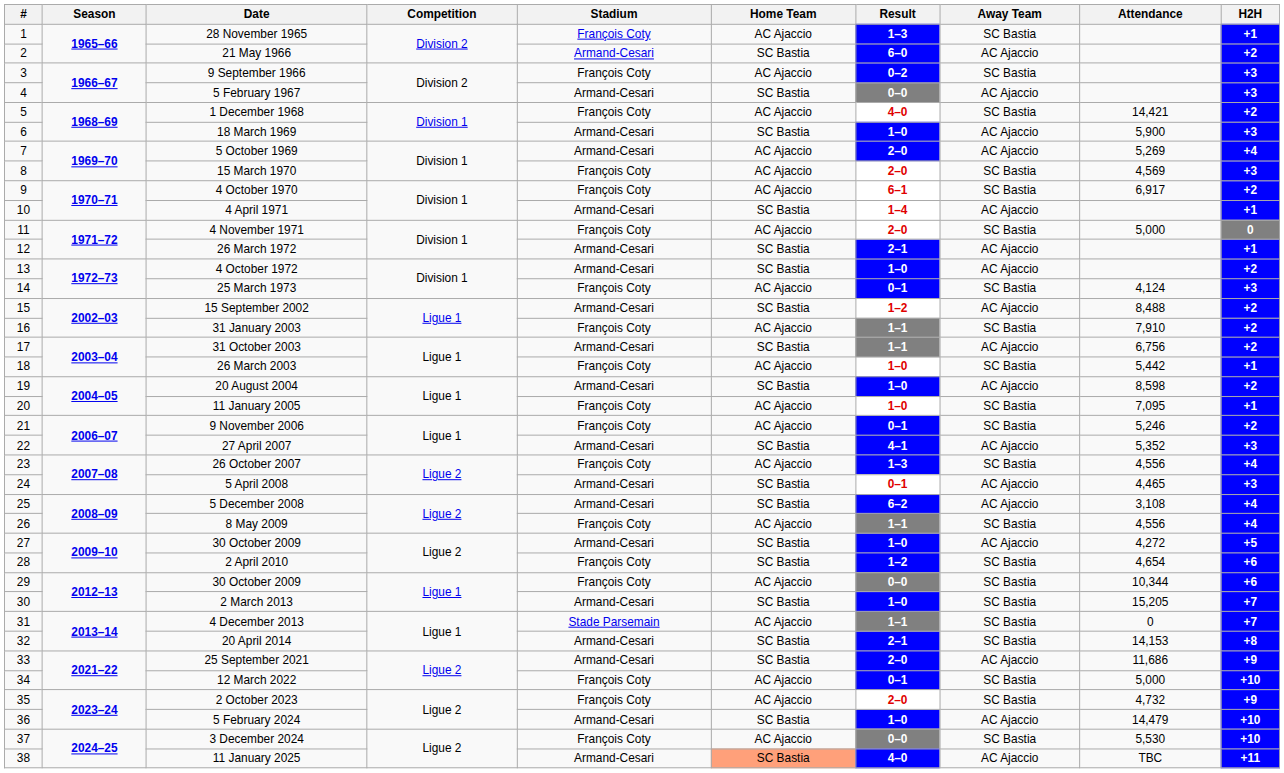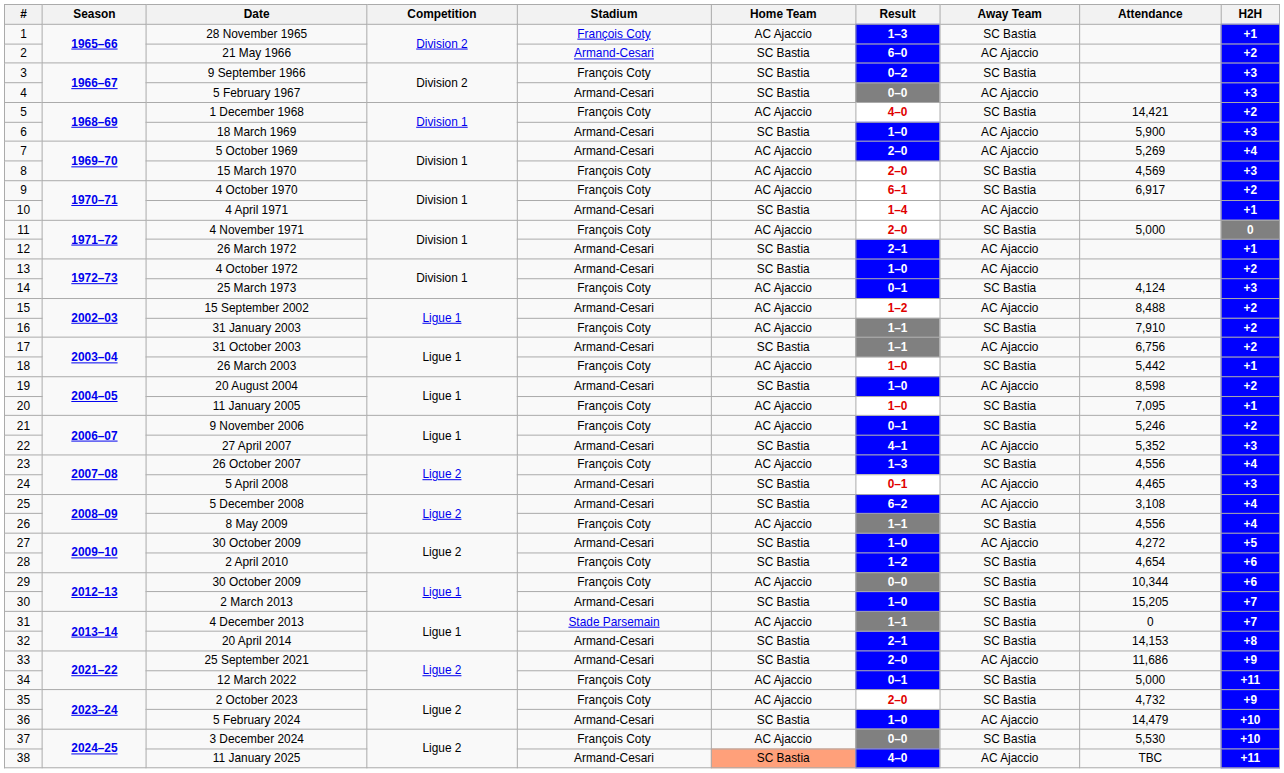(783, 73) AC Ajaccio -> (783, 73) SC Bastia
(783, 308) SC Bastia -> (783, 308) AC Ajaccio
(1250, 680) +10 -> (1250, 680) +11
